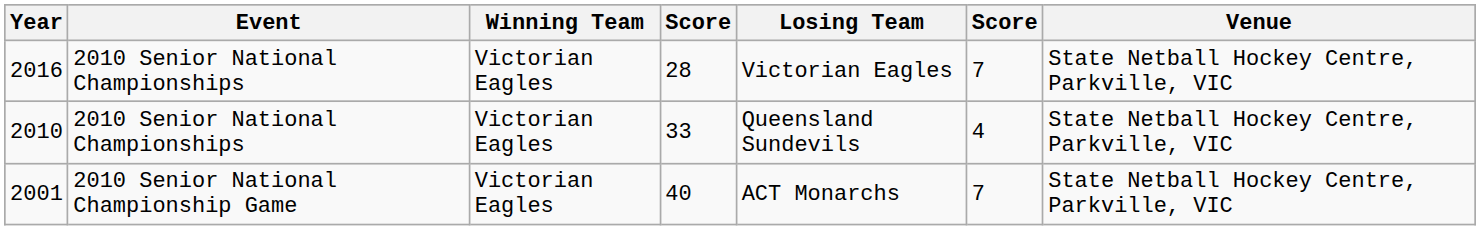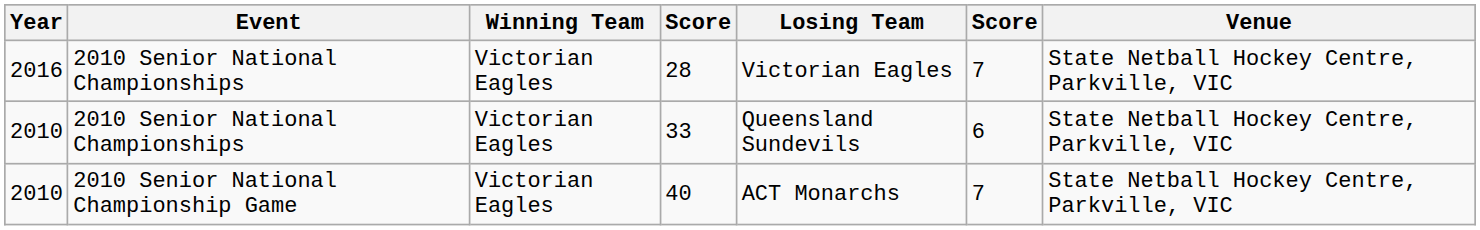(978, 132) 4 -> (978, 132) 6
(36, 194) 2001 -> (36, 194) 2010
